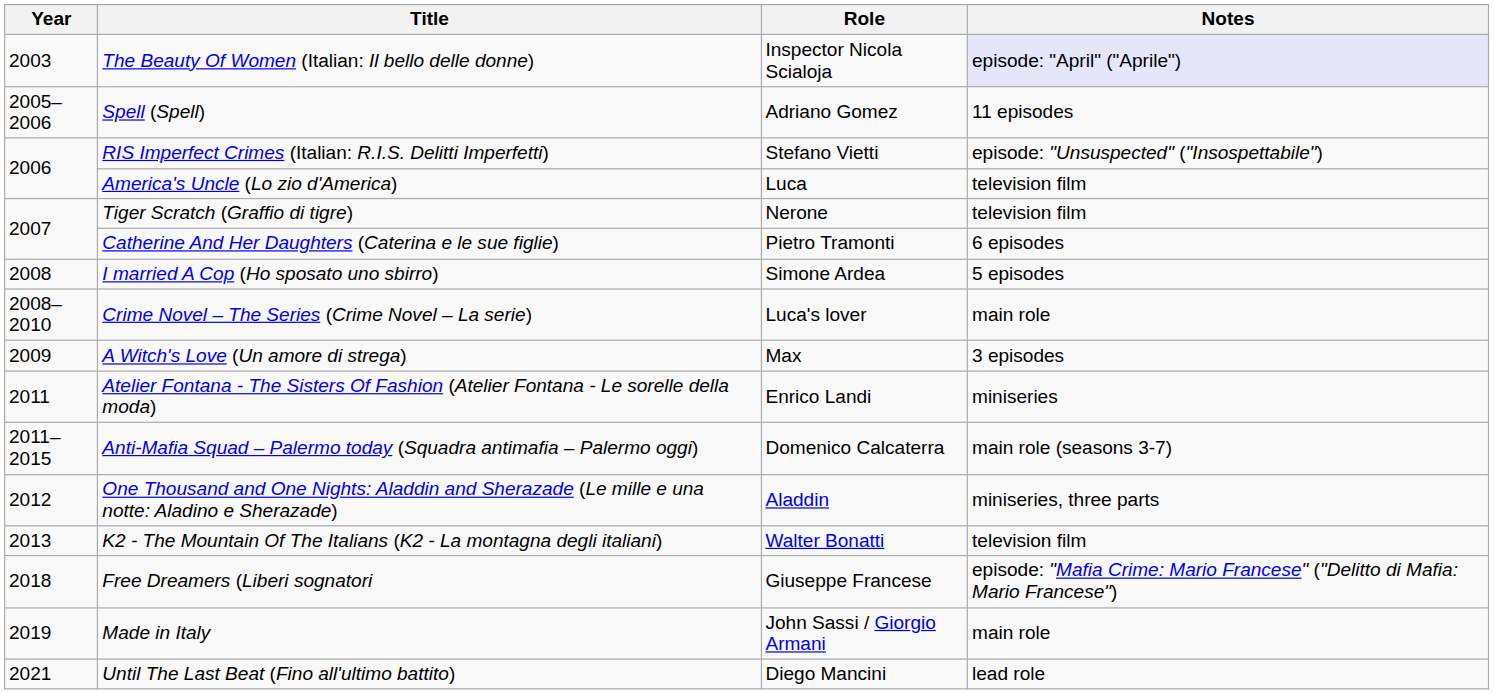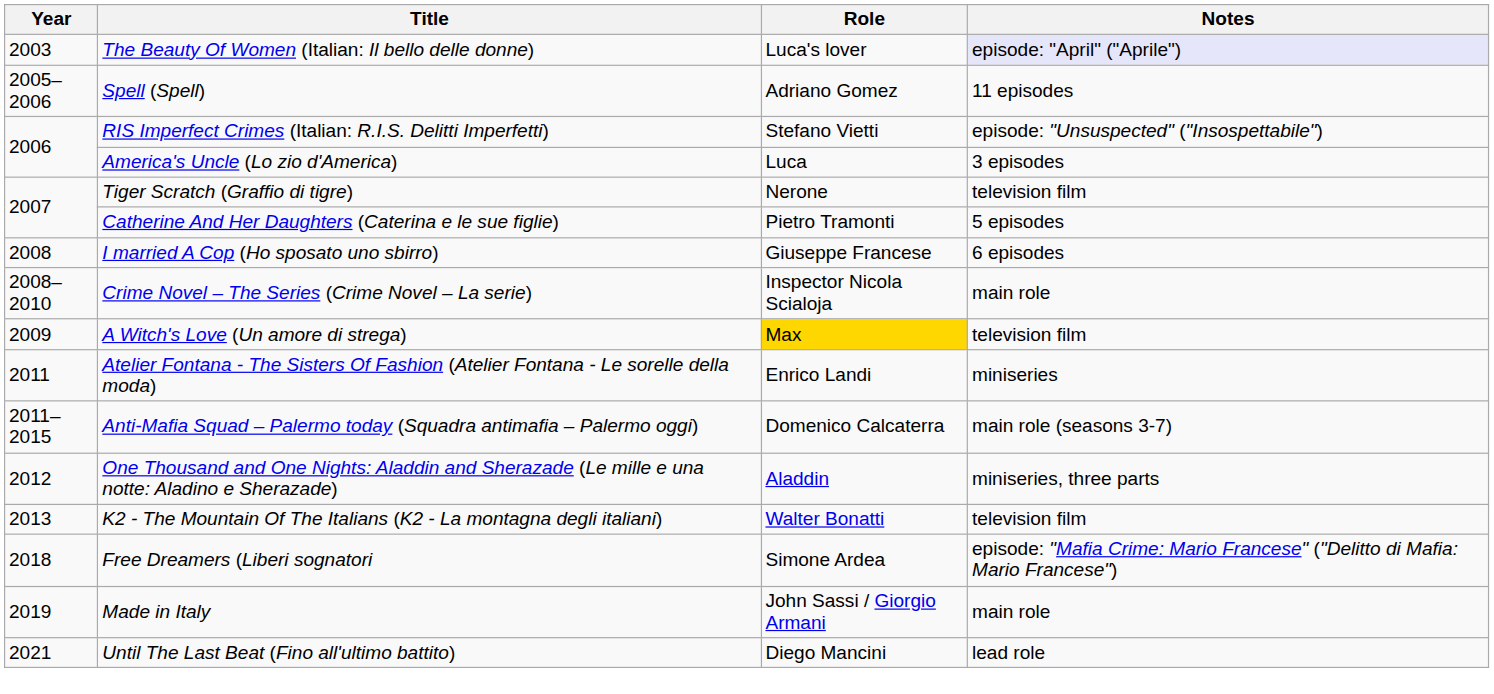(834, 60) Inspector Nicola Scialoja -> (816, 49) Luca's lover
(1029, 183) television film -> (1018, 161) 3 episodes
(1018, 243) 6 episodes -> (1018, 222) 5 episodes
(825, 273) Simone Ardea -> (849, 252) Giuseppe Francese
(1018, 273) 5 episodes -> (1018, 252) 6 episodes
(816, 314) Luca's lover -> (834, 293) Inspector Nicola Scialoja
(783, 355) no background -> (783, 334) gold background
(1018, 355) 3 episodes -> (1029, 334) television film
(849, 581) Giuseppe Francese -> (825, 560) Simone Ardea
